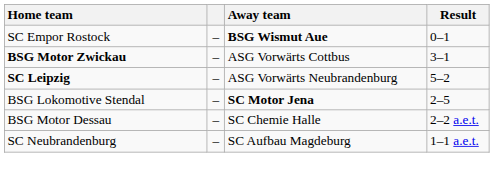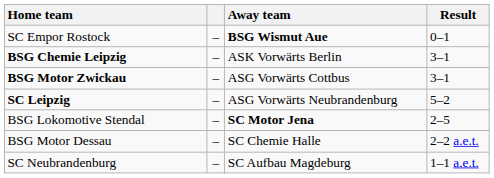+ row: (67, 57)
